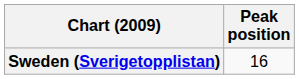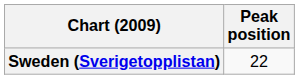(259, 61) 16 -> (259, 61) 22
